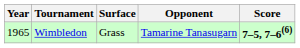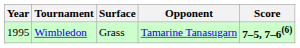(18, 32) 1965 -> (18, 32) 1995
